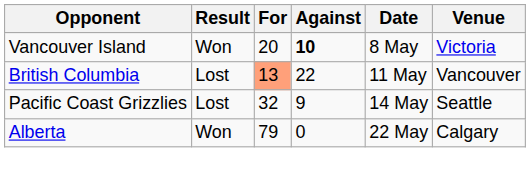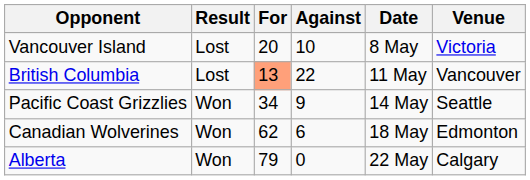(213, 47) Won -> (212, 47) Lost
(305, 47) bold -> (305, 47) normal
(212, 103) Lost -> (213, 103) Won
(268, 103) 32 -> (268, 103) 34
+ row: (94, 132)
